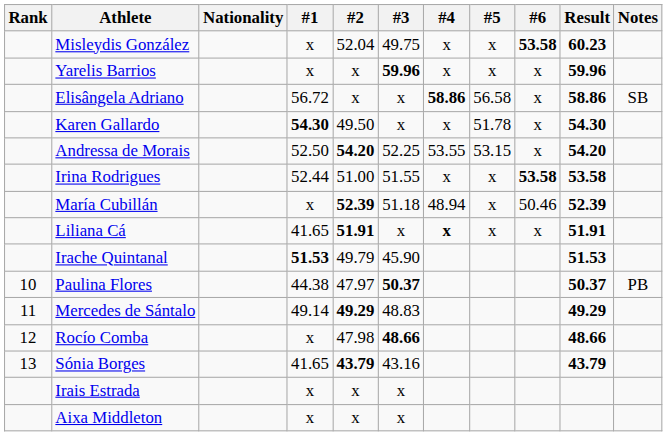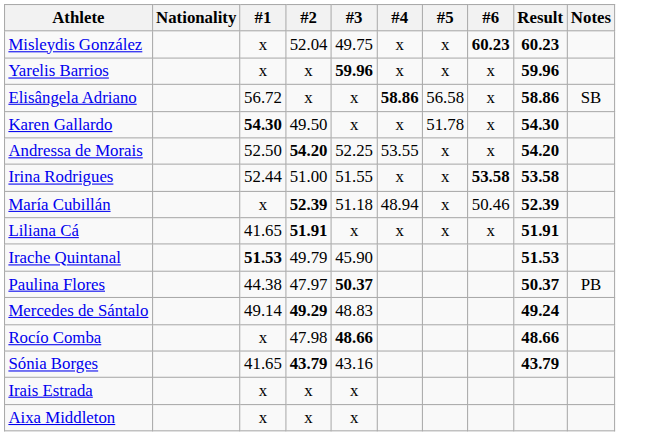- column: (28, 17)
(538, 44) 53.58 -> (491, 44) 60.23
(492, 151) 53.15 -> (445, 151) x
(447, 230) bold -> (400, 230) normal
(587, 310) 49.29 -> (540, 310) 49.24
